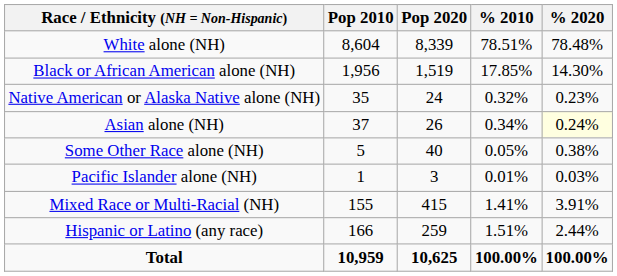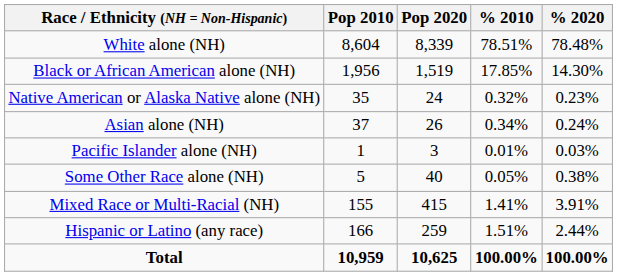(577, 124) lightyellow background -> (577, 124) no background
rows swapped: (164, 177) <-> (164, 151)
